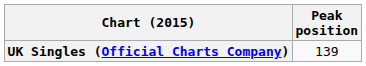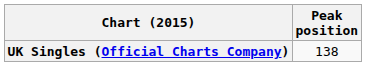(327, 51) 139 -> (327, 51) 138
